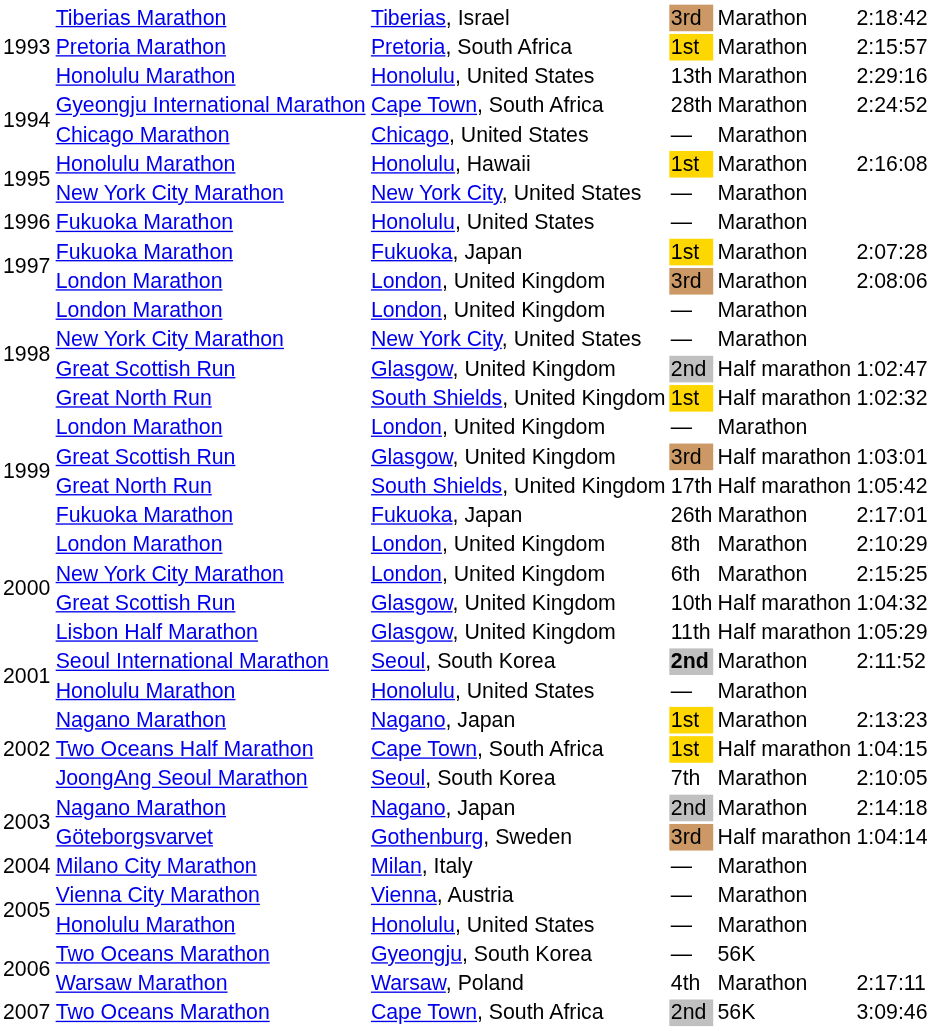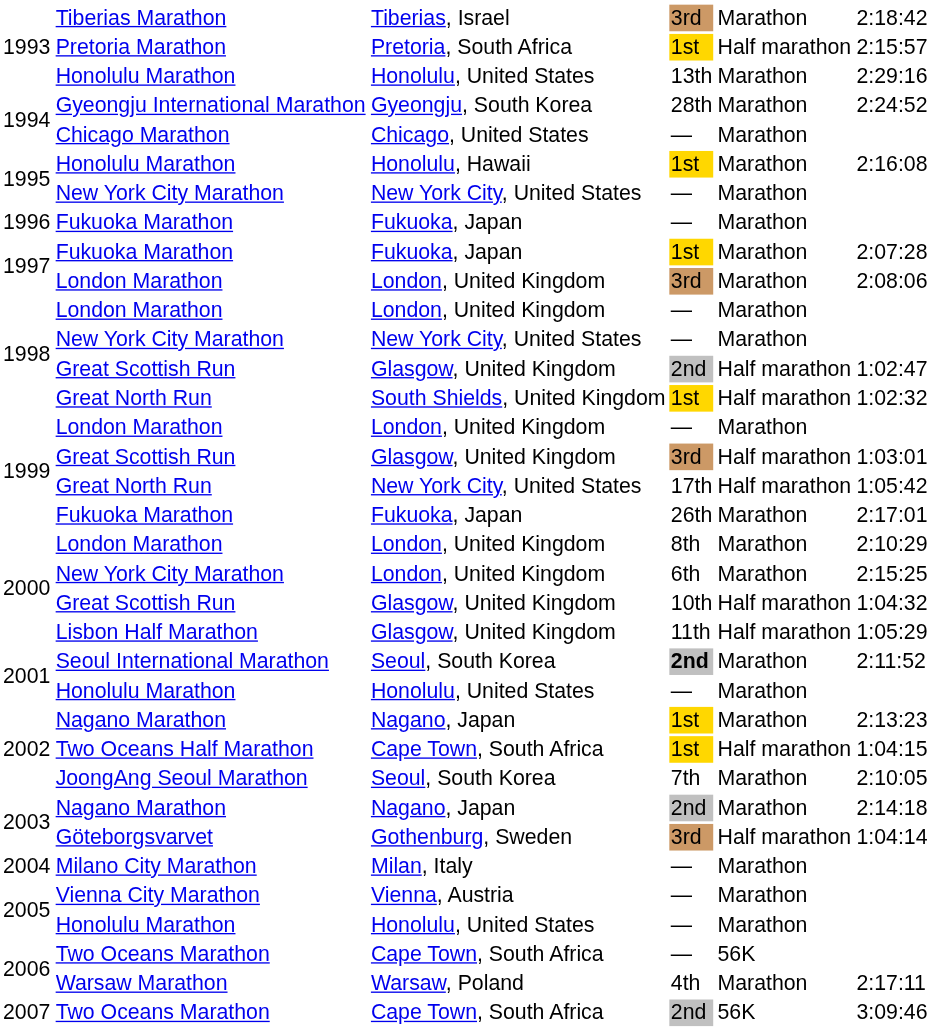(762, 47) Marathon -> (784, 47) Half marathon
(487, 105) Cape Town, South Africa -> (482, 105) Gyeongju, South Korea
(483, 222) Honolulu, United States -> (447, 222) Fukuoka, Japan
(518, 485) South Shields, United Kingdom -> (506, 485) New York City, United States
(482, 954) Gyeongju, South Korea -> (487, 954) Cape Town, South Africa
